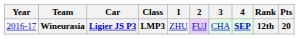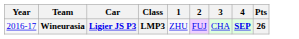- column: (265, 11)
(286, 26) 20 -> (261, 26) 26
